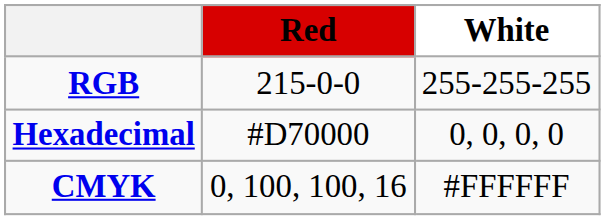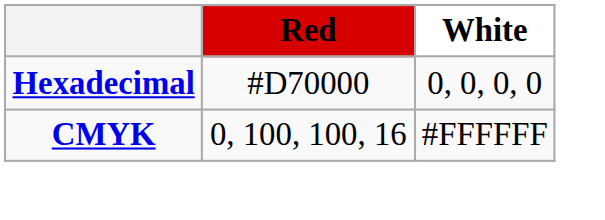- row: (104, 82)
